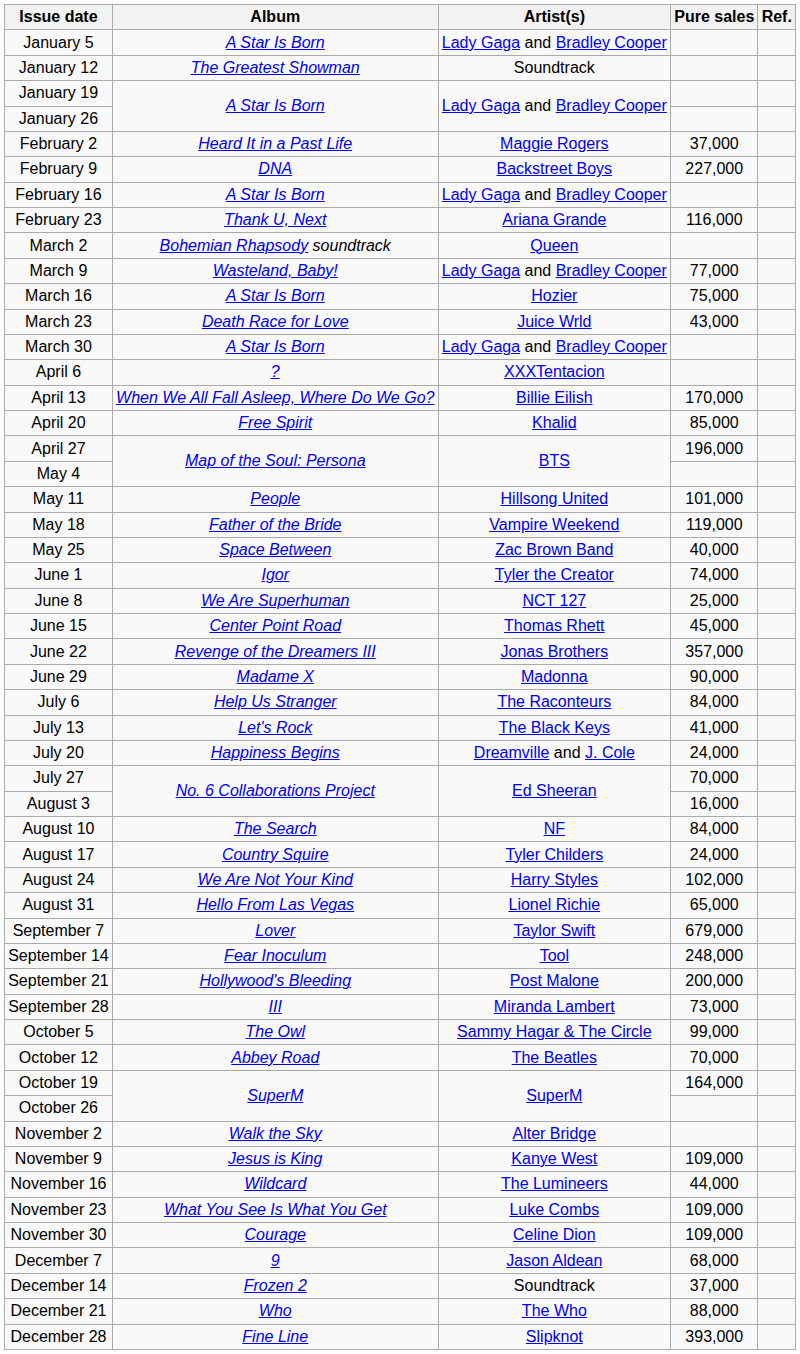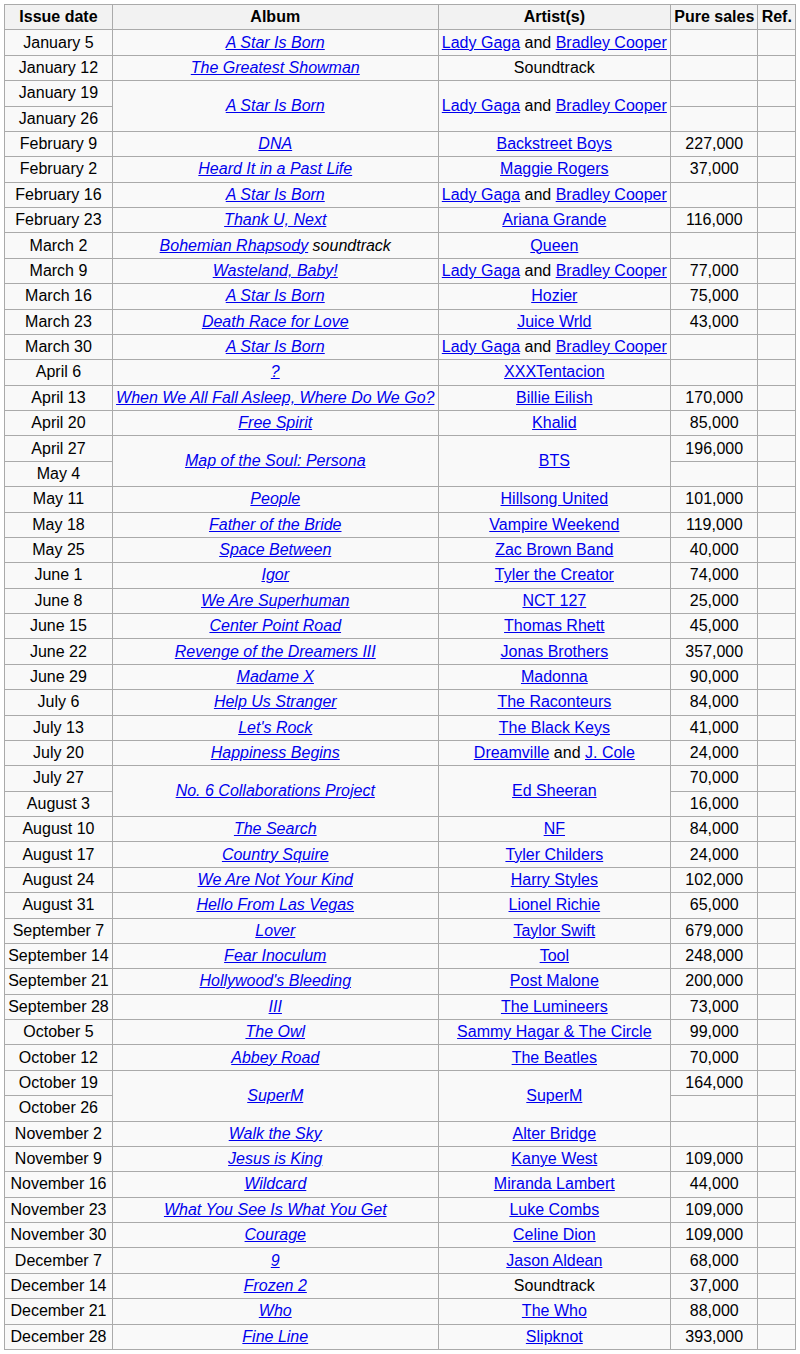rows swapped: (58, 144) <-> (58, 169)
(554, 1006) Miranda Lambert -> (554, 1006) The Lumineers
(554, 1184) The Lumineers -> (554, 1184) Miranda Lambert
